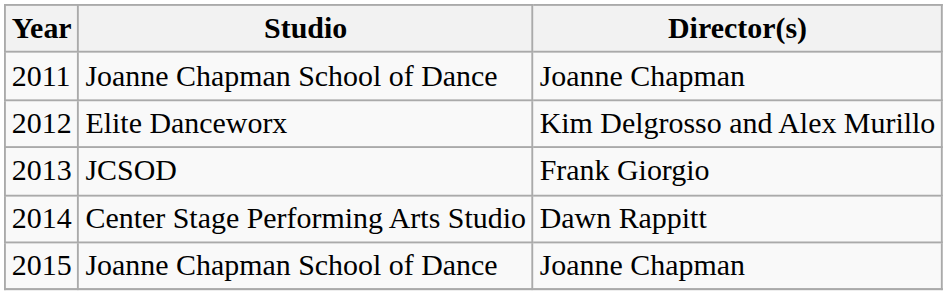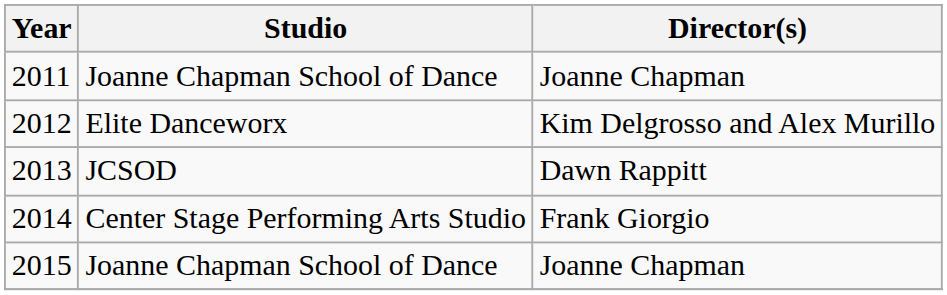(625, 170) Frank Giorgio -> (623, 170) Dawn Rappitt
(623, 218) Dawn Rappitt -> (625, 218) Frank Giorgio
